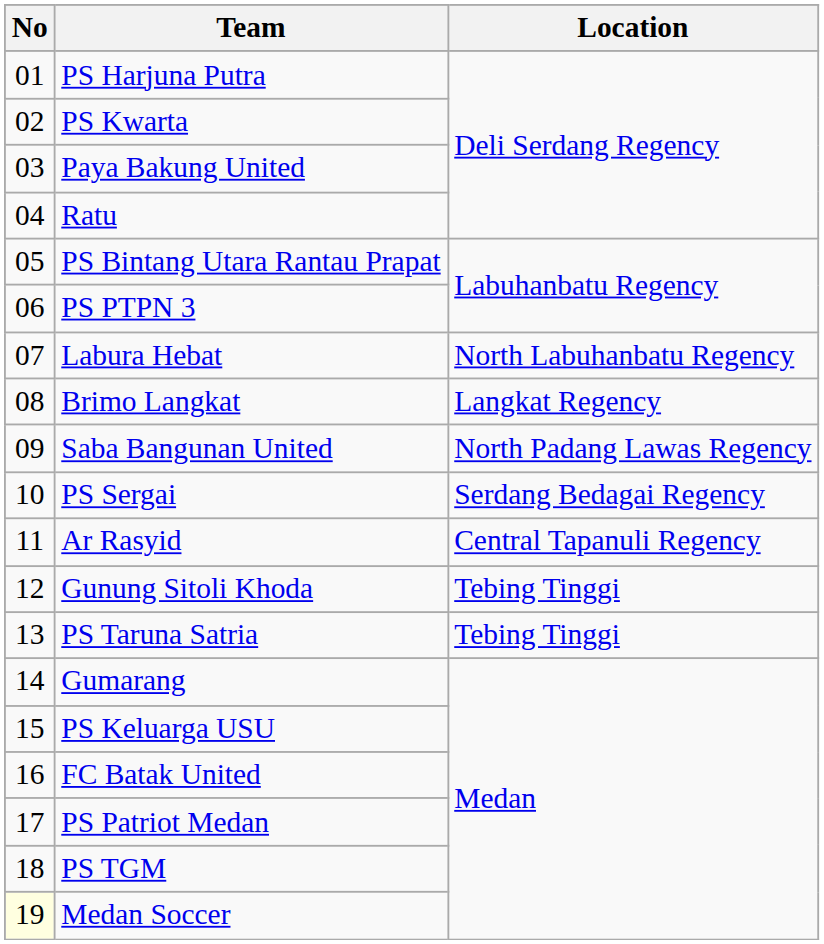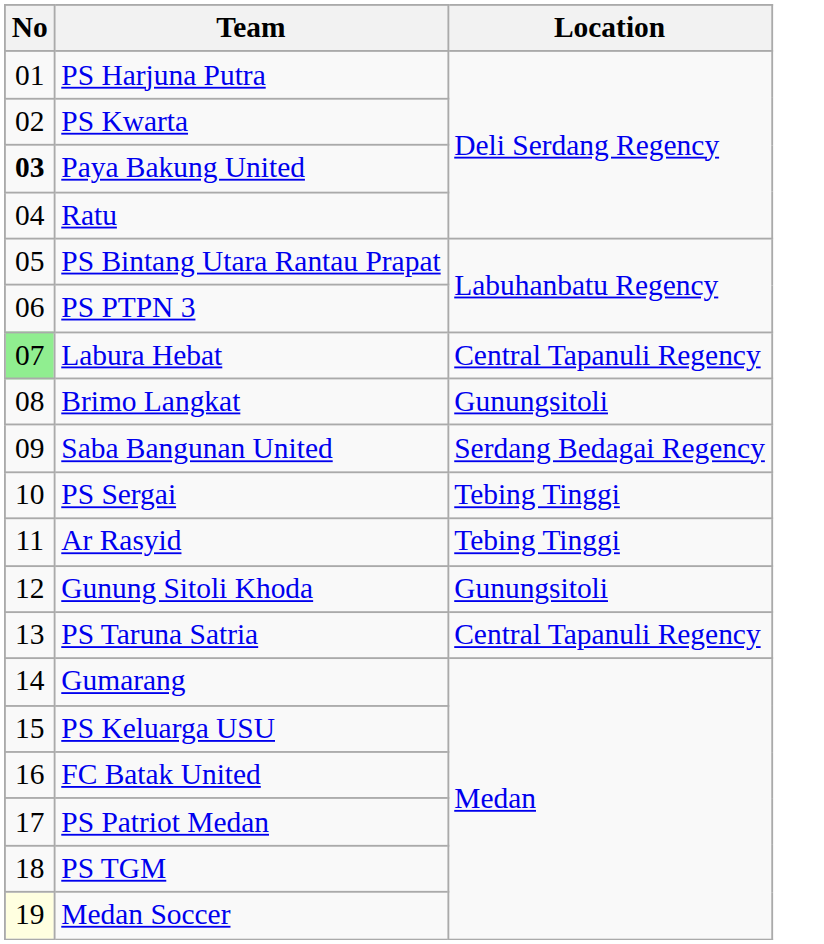(30, 167) normal -> (30, 167) bold
(30, 354) no background -> (30, 354) lightgreen background
(624, 354) North Labuhanbatu Regency -> (607, 354) Central Tapanuli Regency
(558, 401) Langkat Regency -> (531, 401) Gunungsitoli
(633, 448) North Padang Lawas Regency -> (610, 448) Serdang Bedagai Regency
(610, 494) Serdang Bedagai Regency -> (537, 494) Tebing Tinggi
(607, 541) Central Tapanuli Regency -> (537, 541) Tebing Tinggi
(537, 588) Tebing Tinggi -> (531, 588) Gunungsitoli
(537, 634) Tebing Tinggi -> (607, 634) Central Tapanuli Regency
